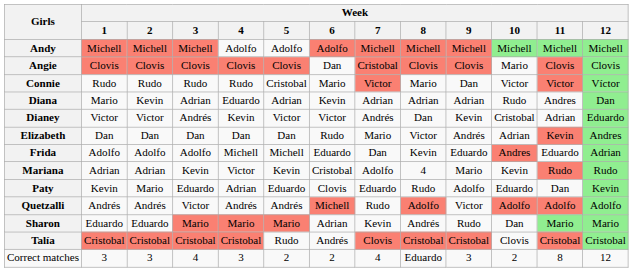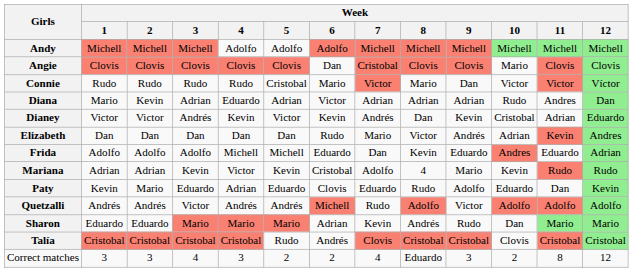(332, 100) Kevin -> (332, 100) Victor
(332, 118) Victor -> (332, 118) Kevin
